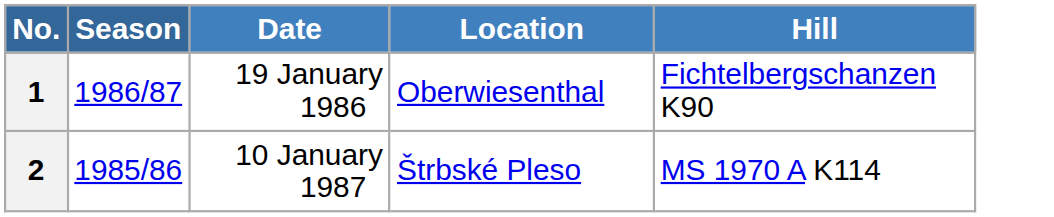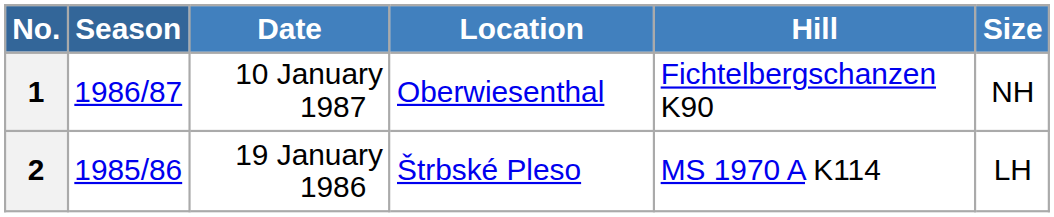+ column: (1013, 28)
(309, 91) 19 January 1986 -> (309, 91) 10 January 1987
(309, 170) 10 January 1987 -> (309, 170) 19 January 1986
